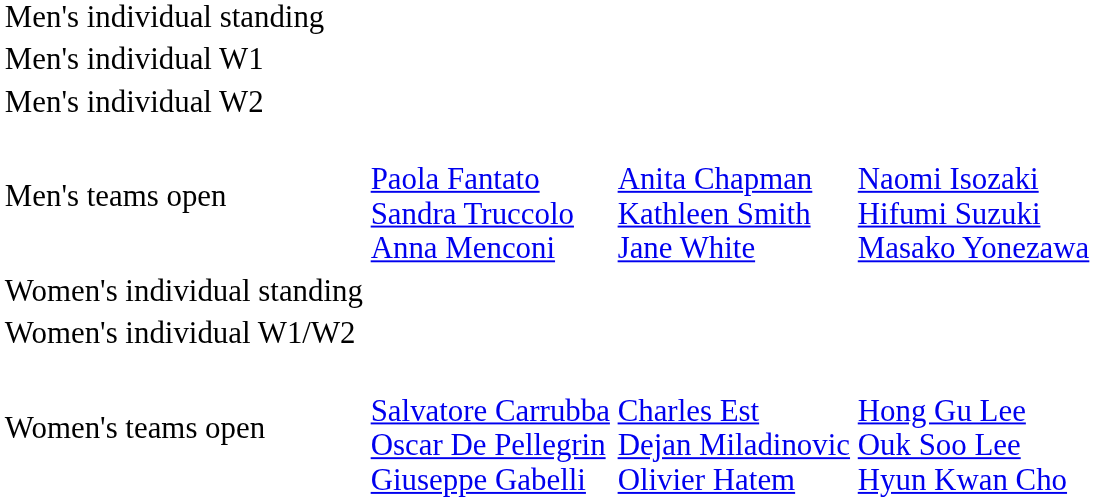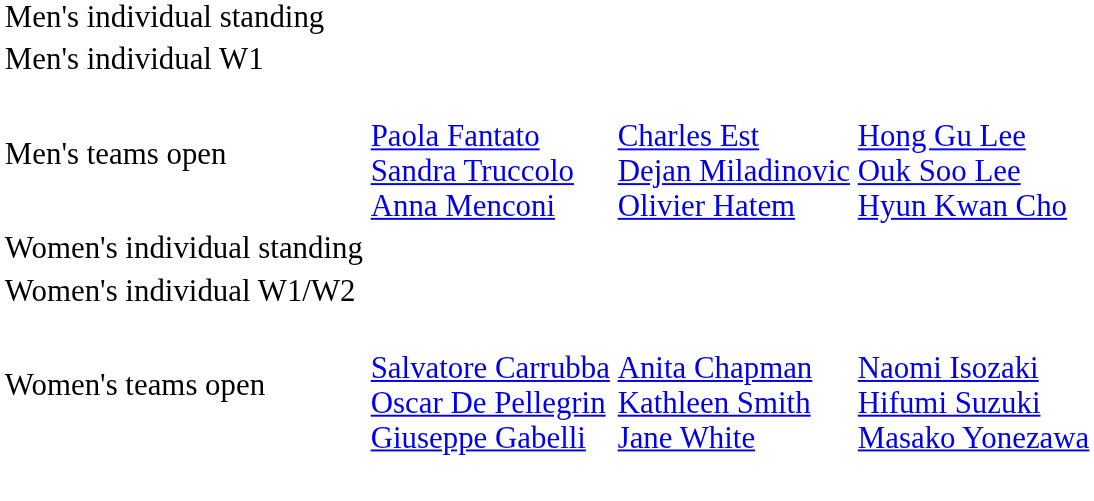- row: (134, 101)
(715, 213) Anita Chapman Kathleen Smith Jane White -> (734, 171) Charles Est Dejan Miladinovic Olivier Hatem
(974, 213) Naomi Isozaki Hifumi Suzuki Masako Yonezawa -> (962, 171) Hong Gu Lee Ouk Soo Lee Hyun Kwan Cho
(734, 445) Charles Est Dejan Miladinovic Olivier Hatem -> (715, 402) Anita Chapman Kathleen Smith Jane White
(962, 445) Hong Gu Lee Ouk Soo Lee Hyun Kwan Cho -> (974, 402) Naomi Isozaki Hifumi Suzuki Masako Yonezawa
